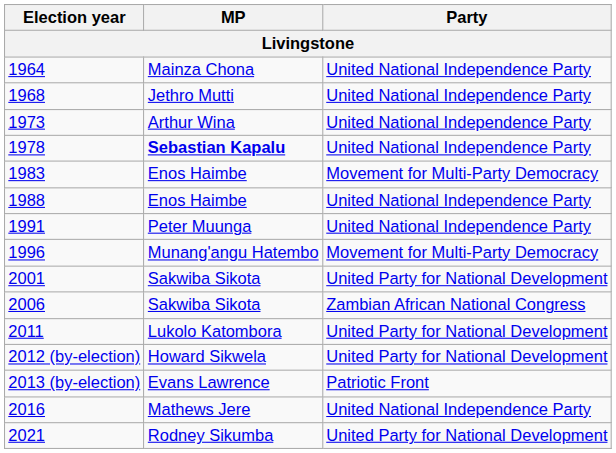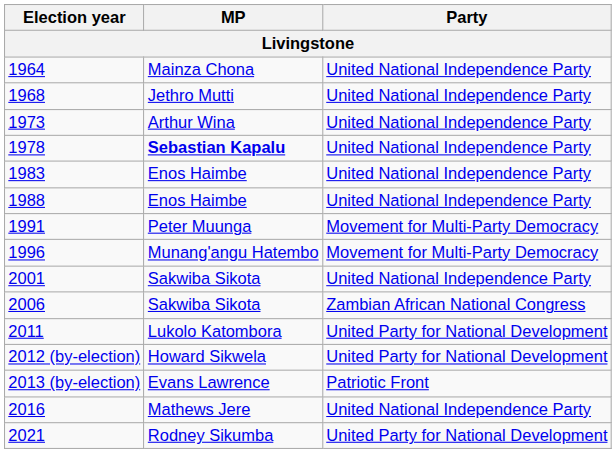(462, 174) Movement for Multi-Party Democracy -> (459, 174) United National Independence Party
(459, 226) United National Independence Party -> (462, 226) Movement for Multi-Party Democracy
(467, 278) United Party for National Development -> (459, 278) United National Independence Party
